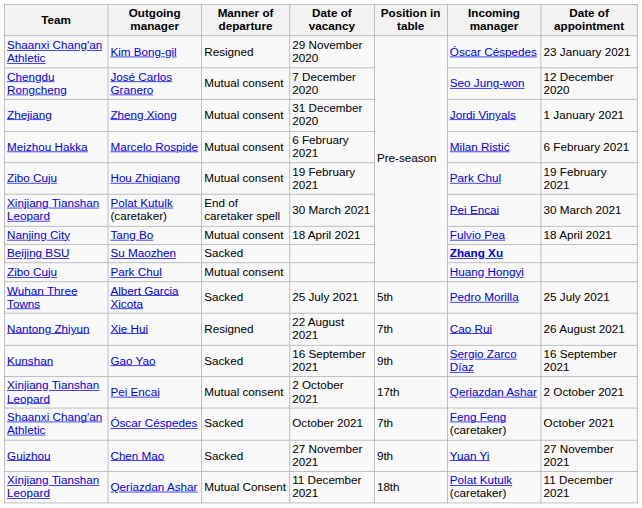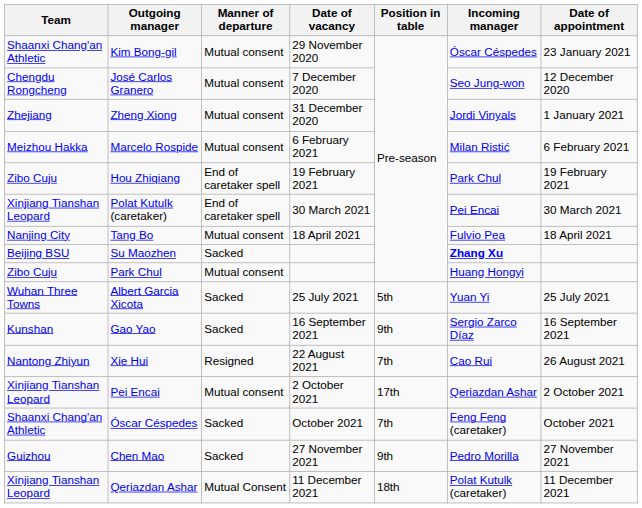(229, 51) Resigned -> (244, 51) Mutual consent
(244, 178) Mutual consent -> (242, 178) End of caretaker spell
(484, 297) Pedro Morilla -> (470, 297) Yuan Yi
rows swapped: (129, 329) <-> (133, 360)
(470, 455) Yuan Yi -> (484, 455) Pedro Morilla
